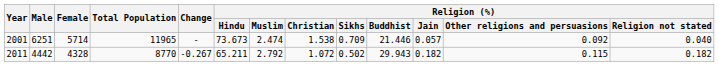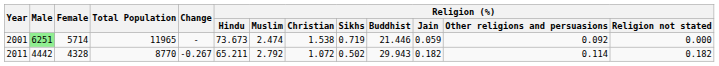(42, 40) no background -> (42, 40) lightgreen background
(352, 40) 0.709 -> (352, 40) 0.719
(428, 40) 0.057 -> (428, 40) 0.059
(699, 40) 0.040 -> (699, 40) 0.000
(595, 54) 0.115 -> (595, 54) 0.114
